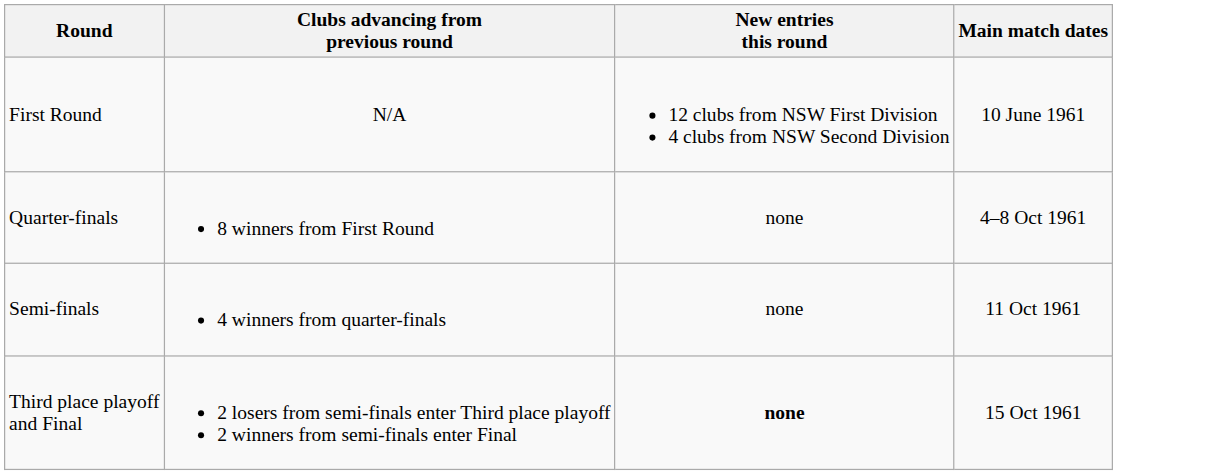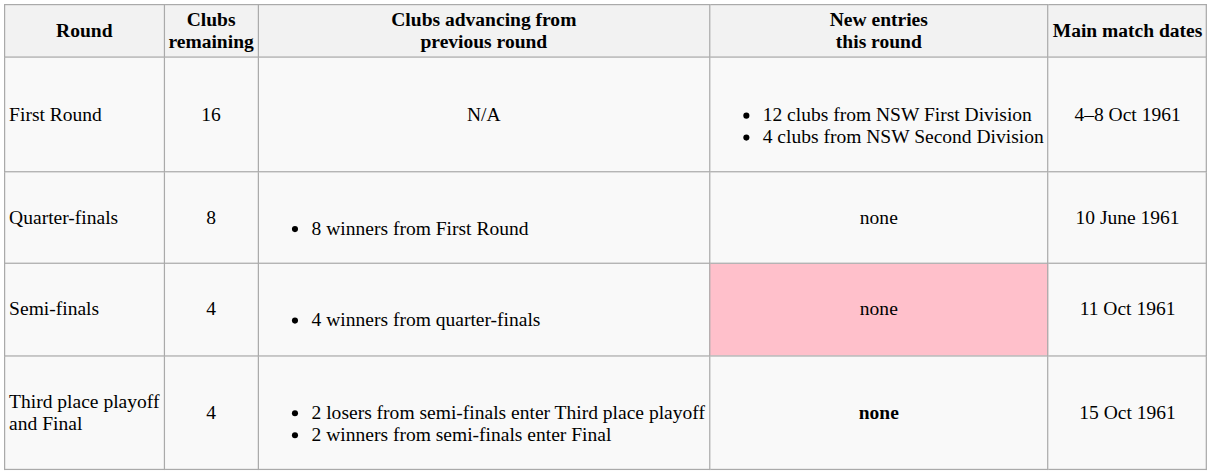+ column: (211, 30)
(1033, 114) 10 June 1961 -> (1128, 114) 4–8 Oct 1961
(1033, 217) 4–8 Oct 1961 -> (1128, 217) 10 June 1961
(785, 309) no background -> (879, 309) pink background
